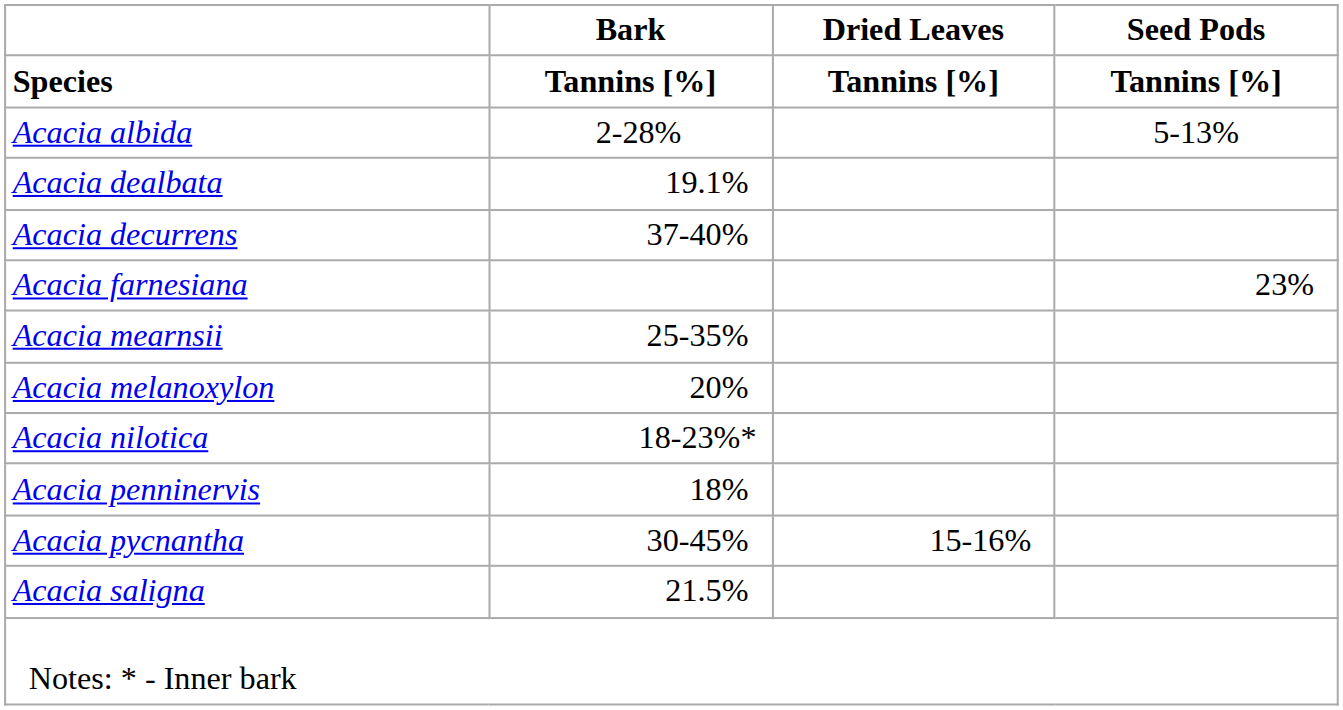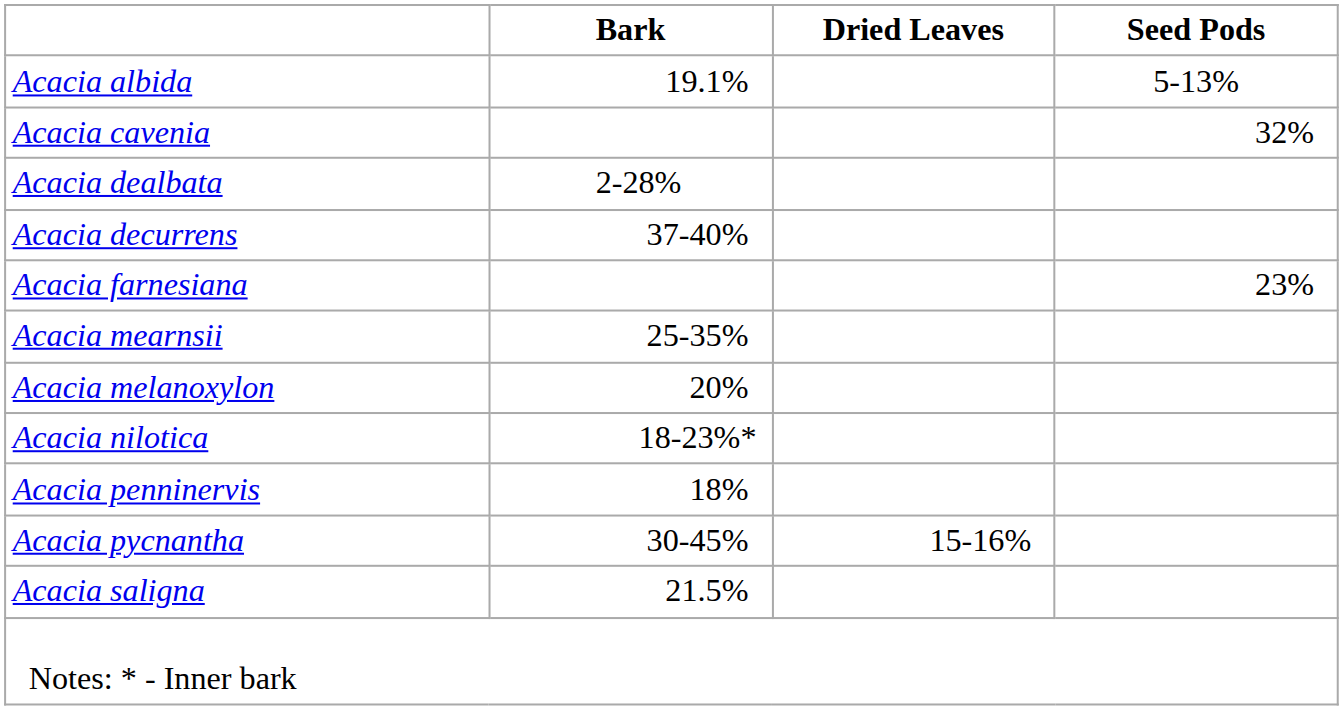- row: (63, 81)
(630, 132) 2-28% -> (715, 81) 19.1%
+ row: (111, 132)
(715, 183) 19.1% -> (630, 183) 2-28%
